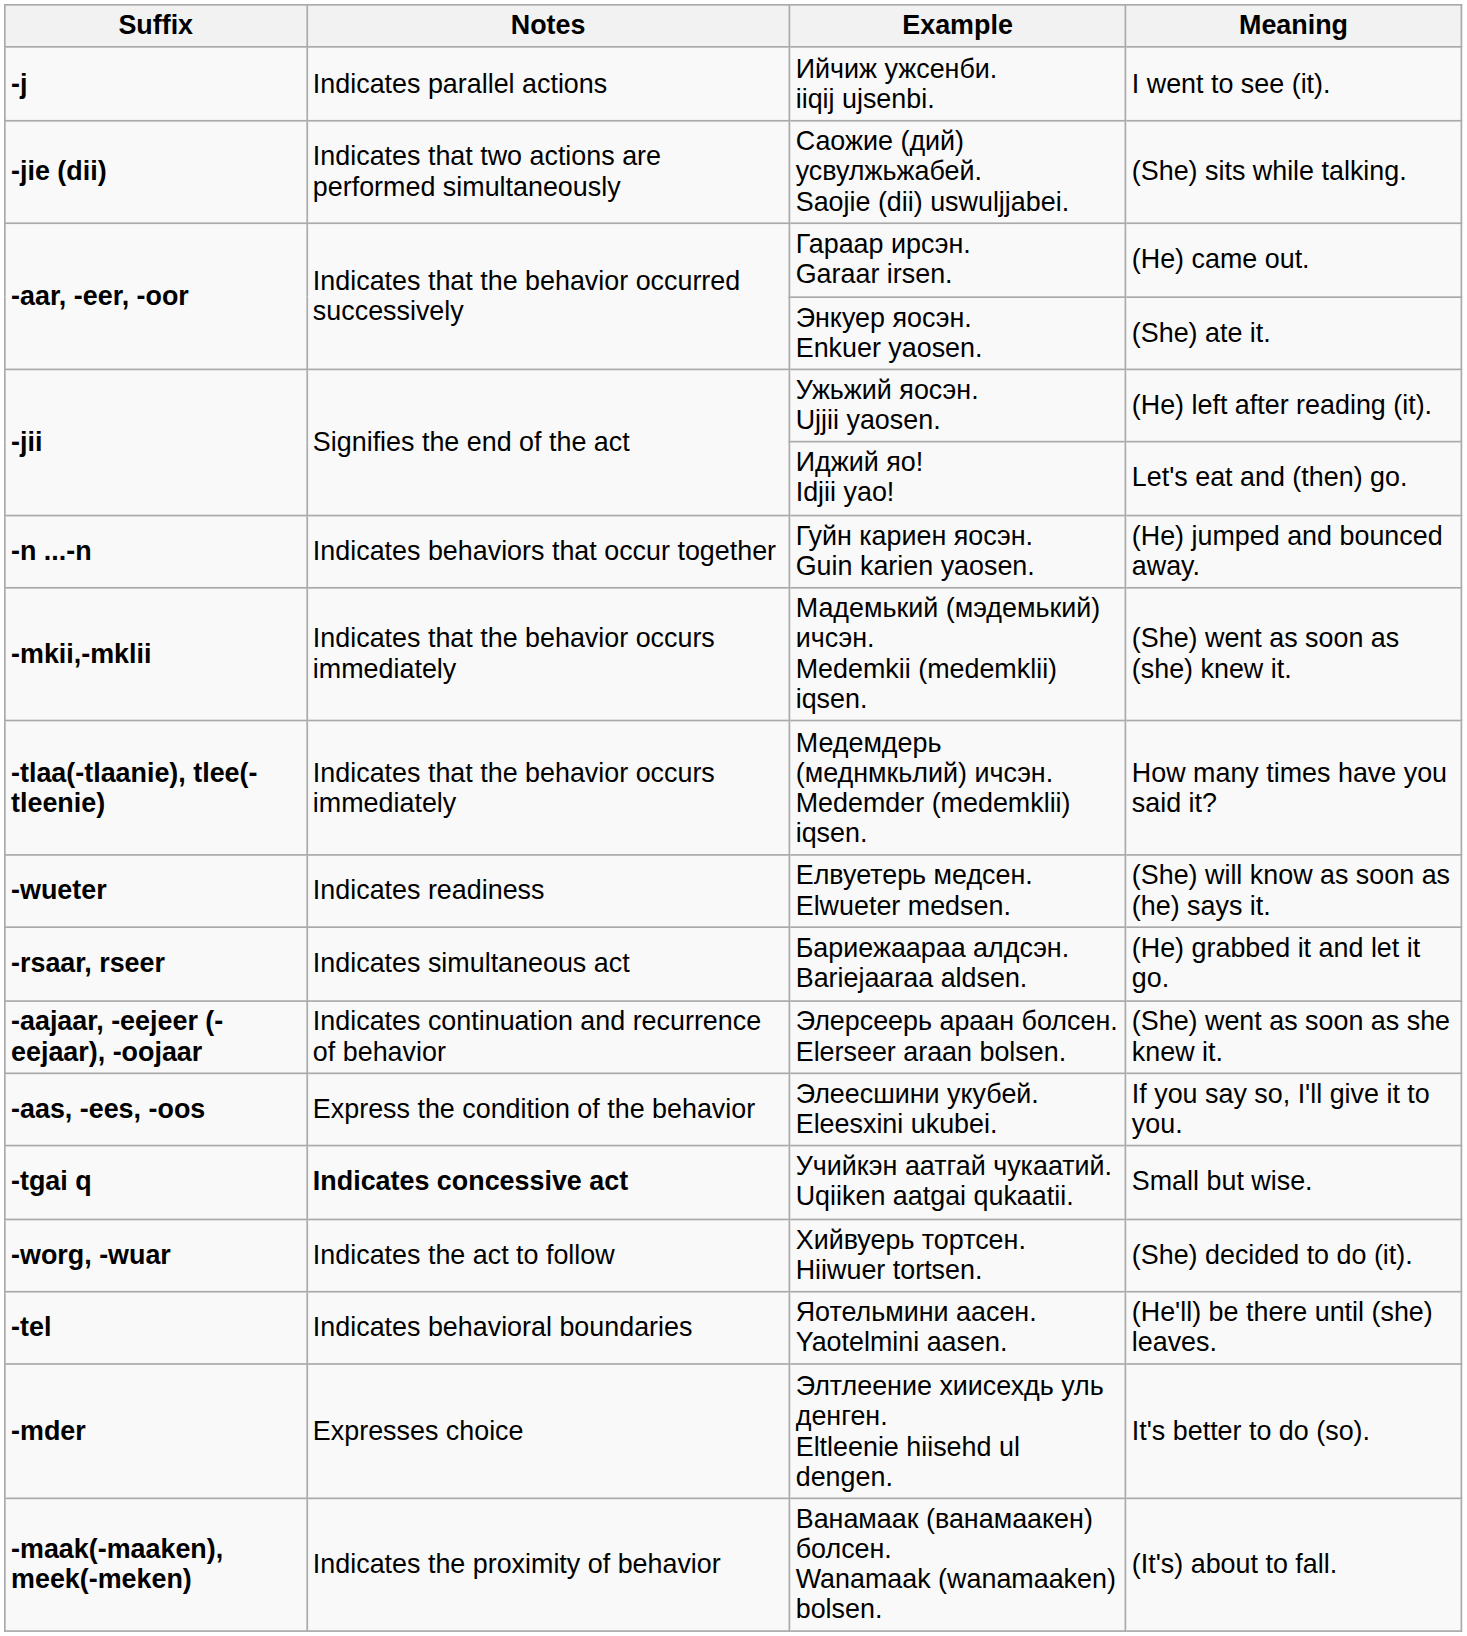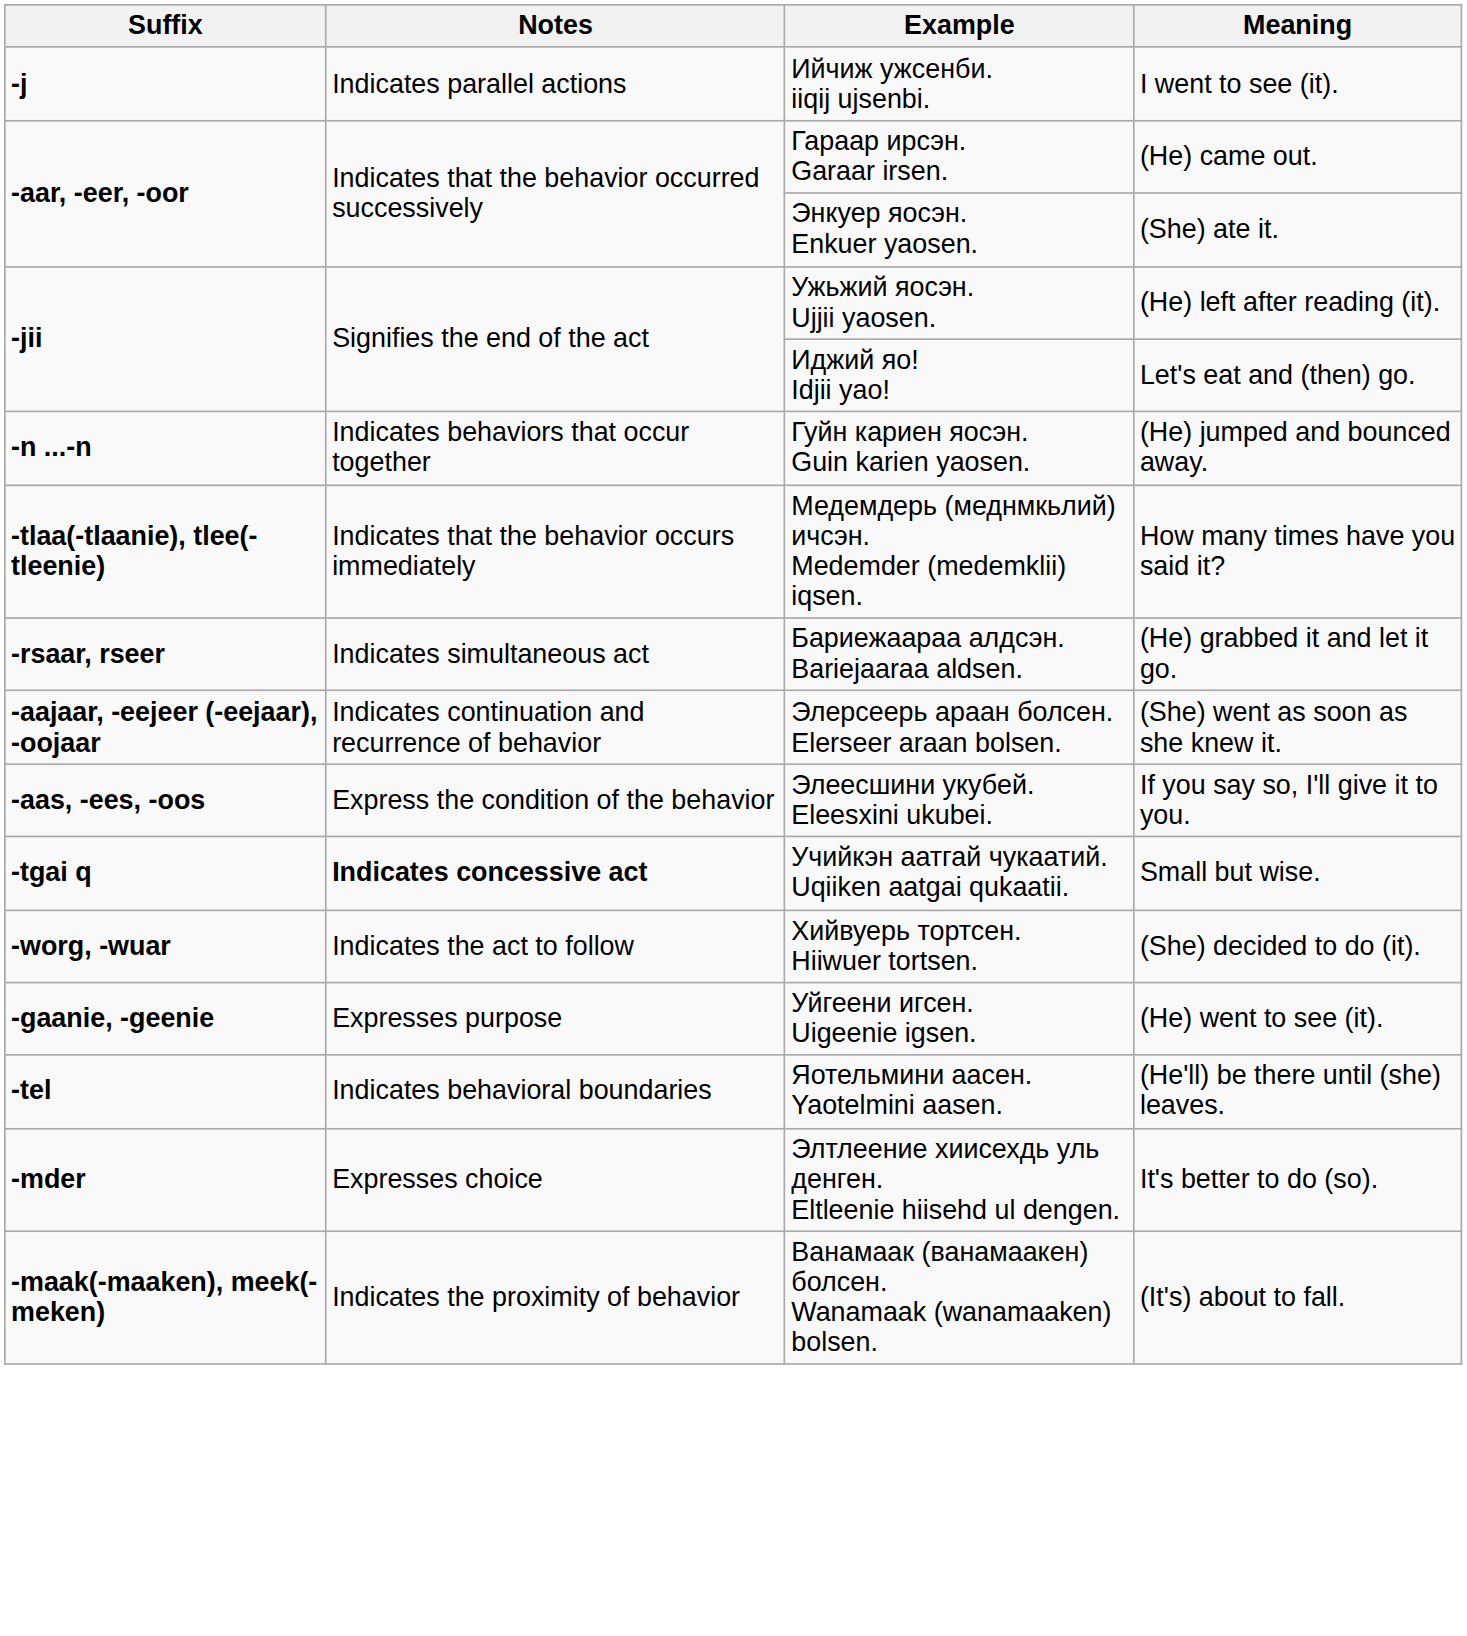- row: (932, 171)
- row: (948, 654)
- row: (914, 890)
+ row: (884, 1018)
